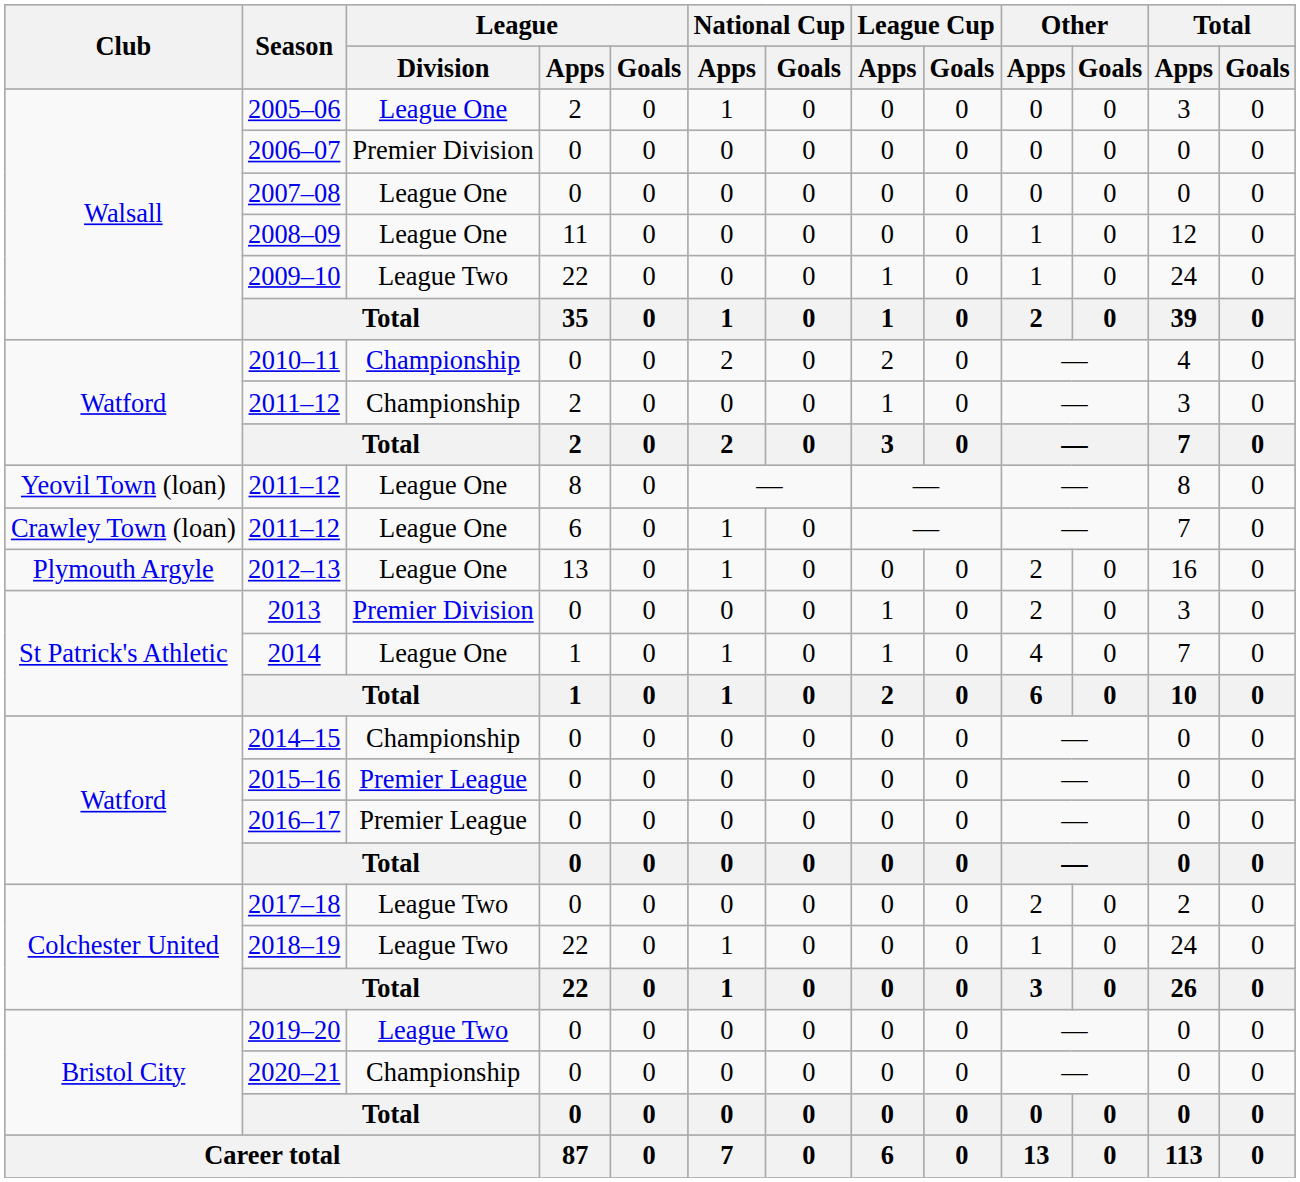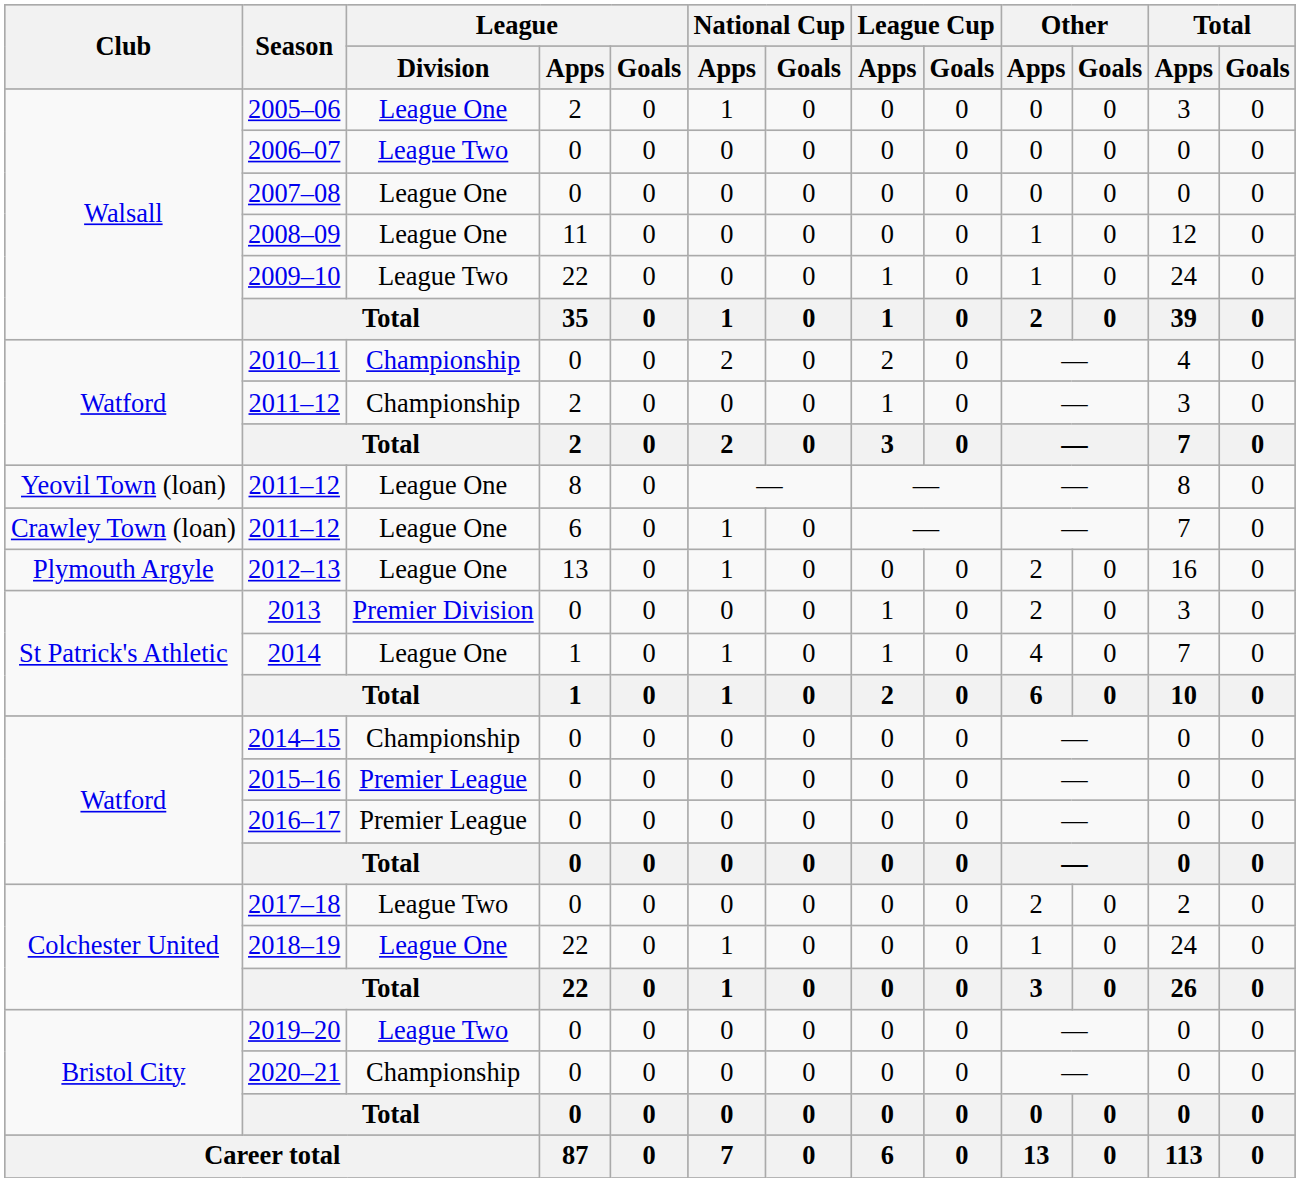(443, 151) Premier Division -> (443, 151) League Two
(443, 946) League Two -> (443, 946) League One
